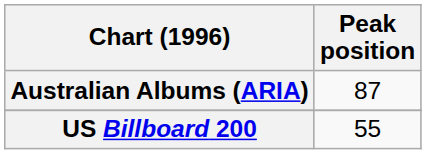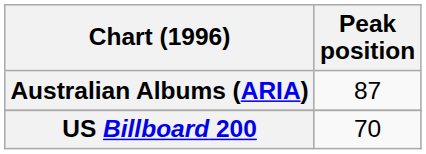(368, 129) 55 -> (368, 129) 70
